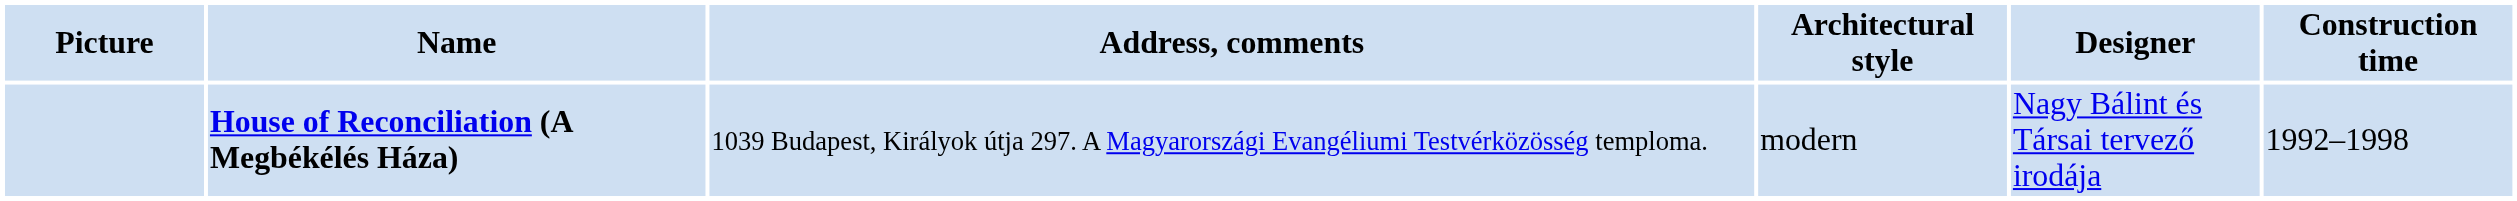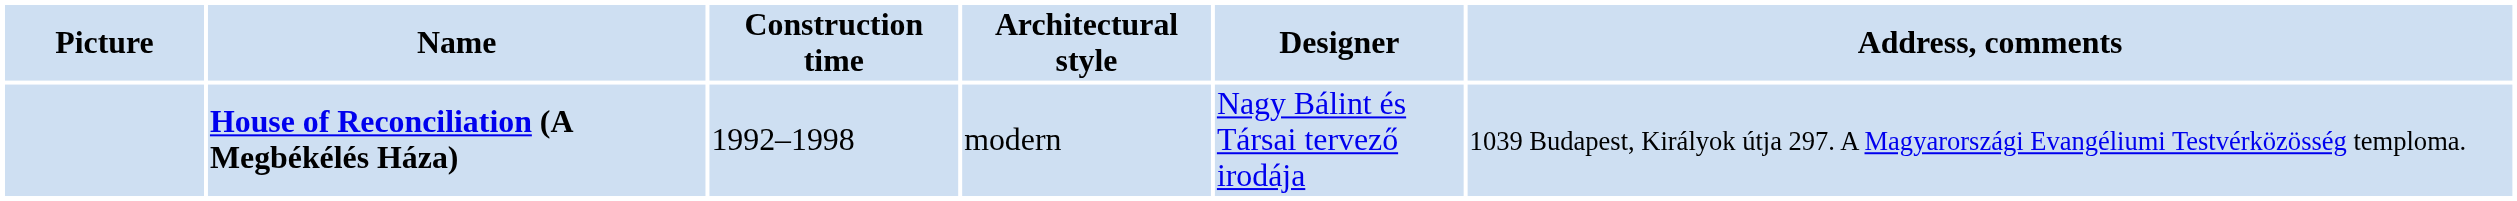columns swapped: (2388, 42) <-> (1232, 42)
